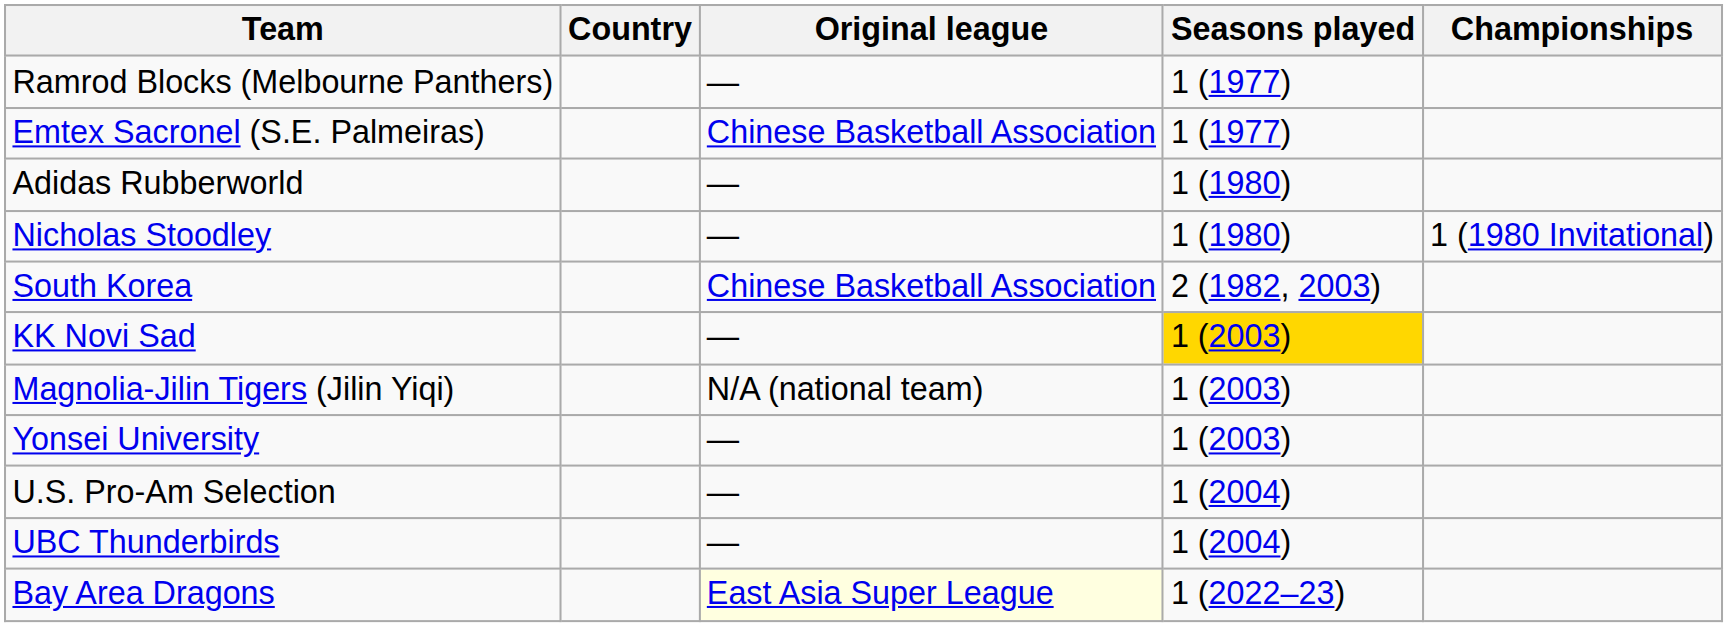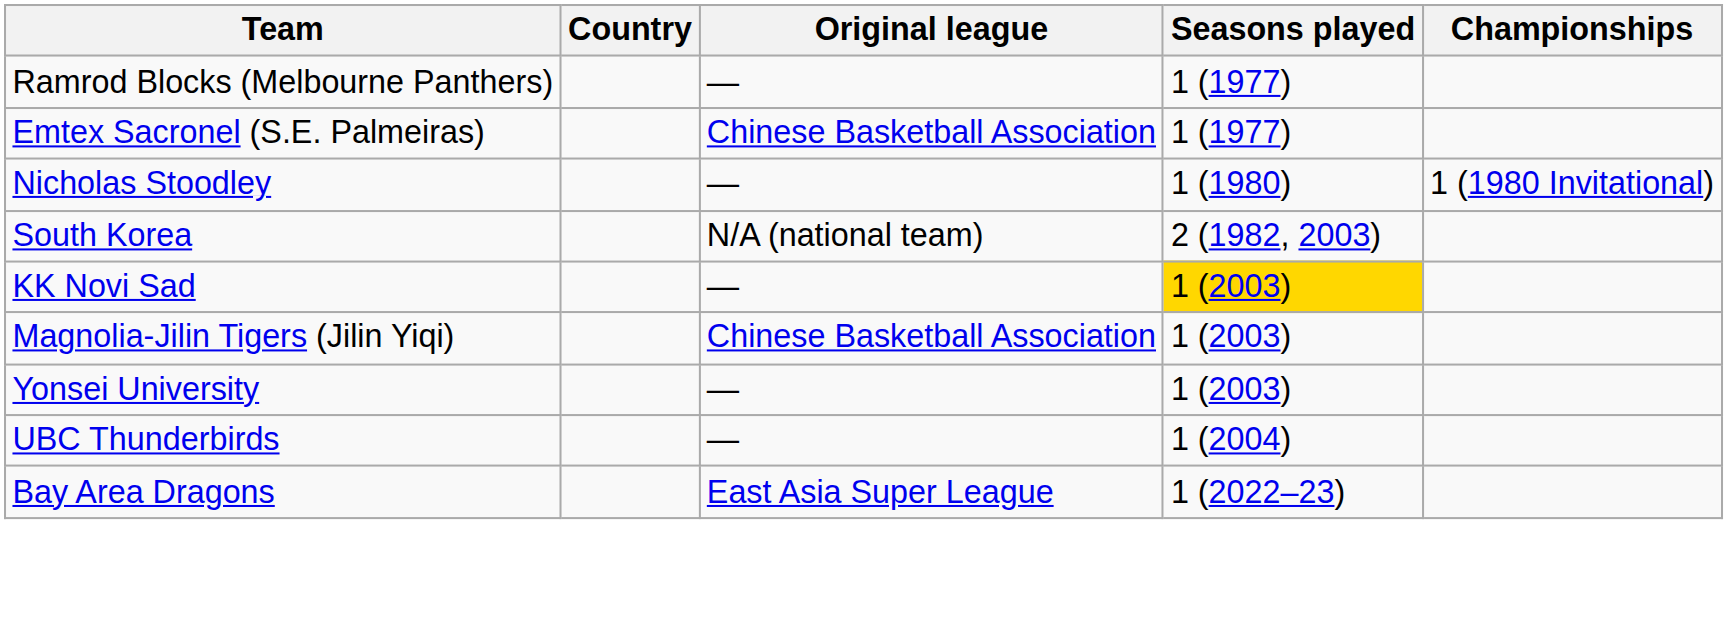- row: (158, 183)
(931, 286) Chinese Basketball Association -> (845, 235) N/A (national team)
(845, 388) N/A (national team) -> (931, 337) Chinese Basketball Association
- row: (174, 491)
(880, 593) lightyellow background -> (880, 491) no background
